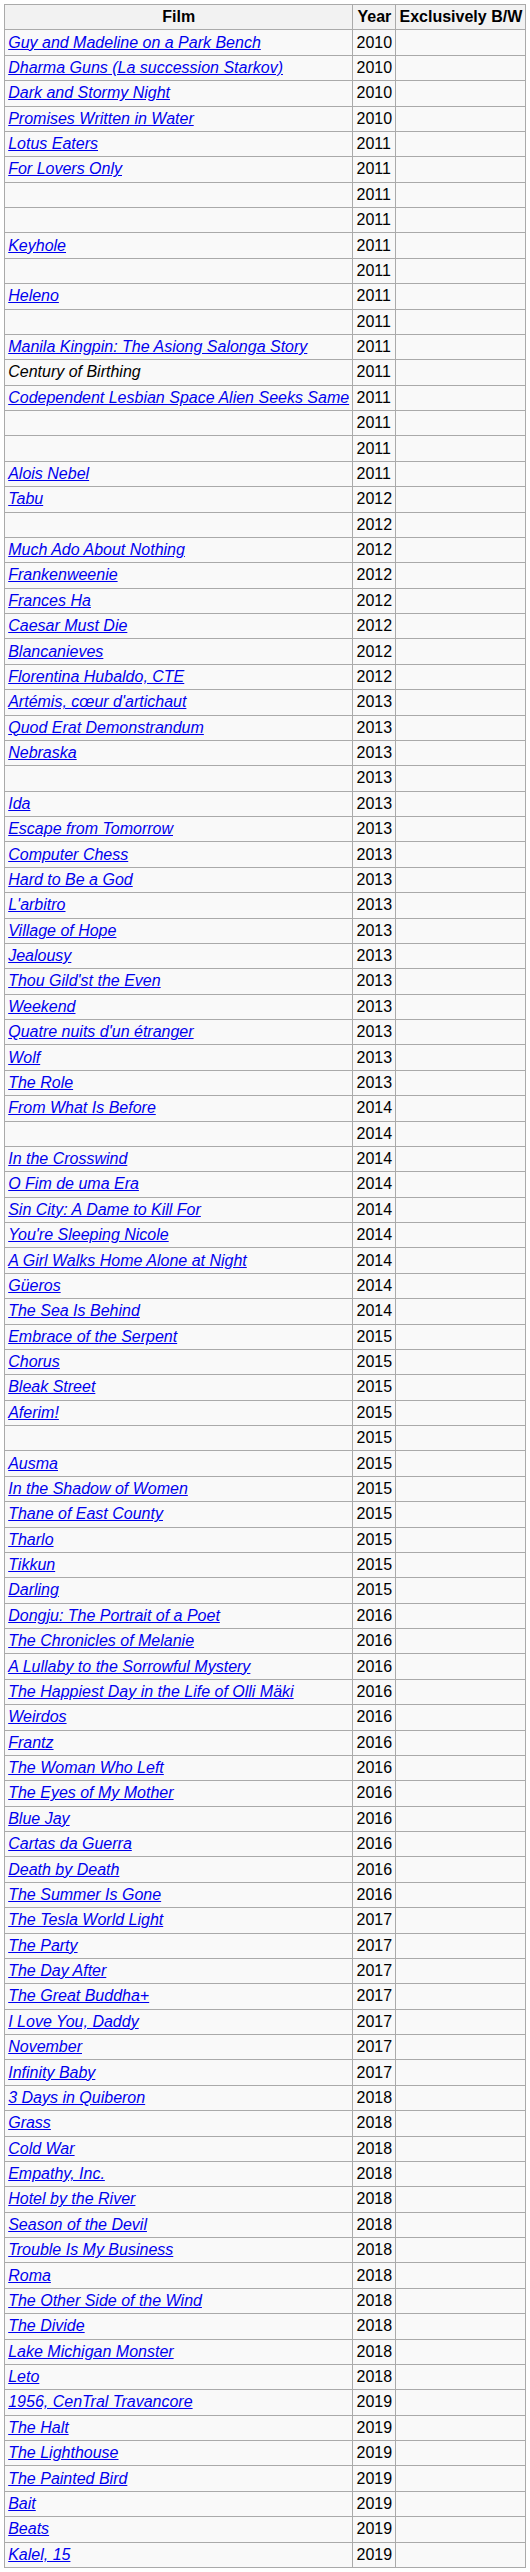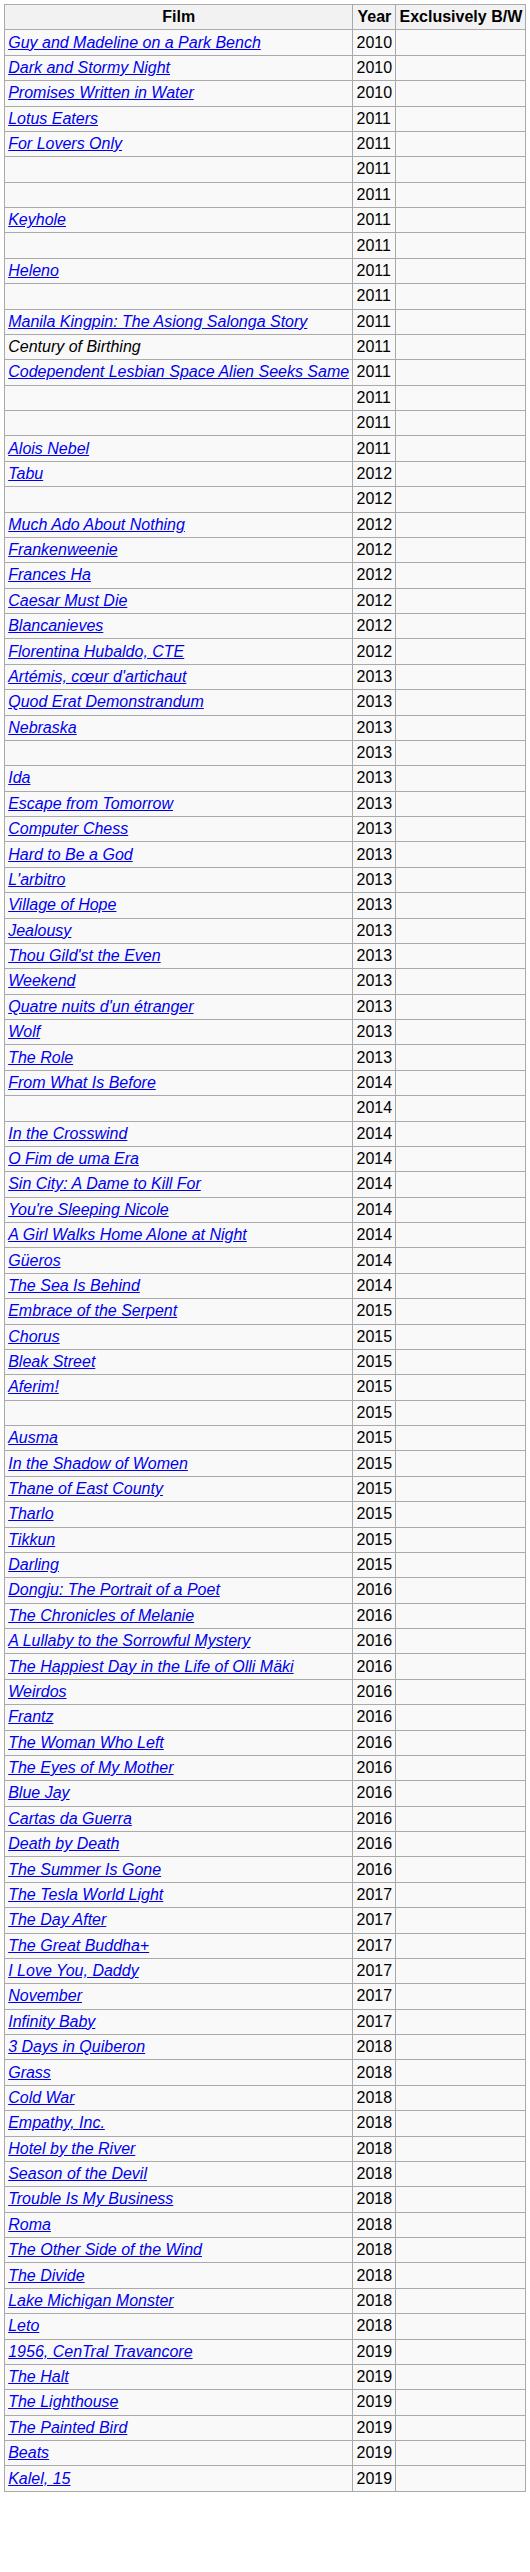- row: (146, 67)
- row: (43, 1945)
- row: (22, 2503)
